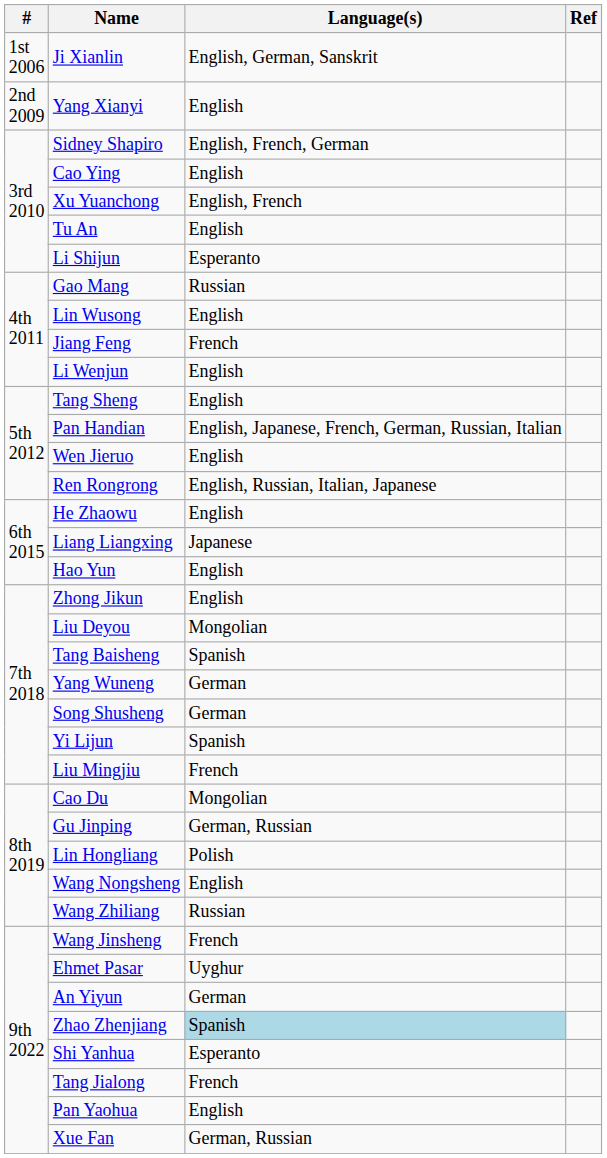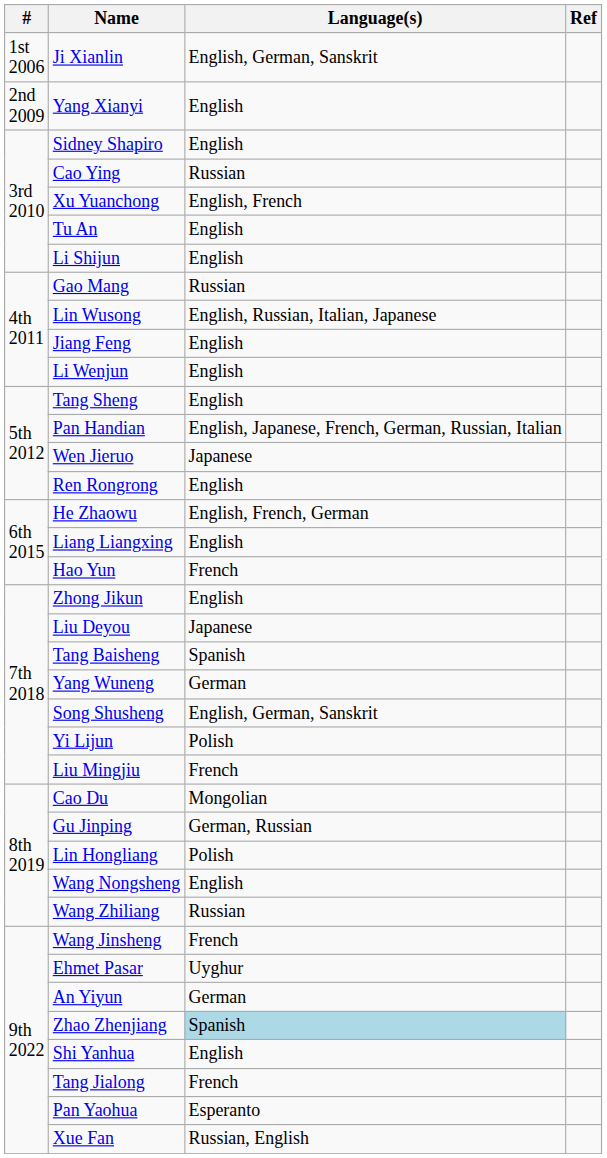(279, 144) English, French, German -> (216, 144) English
(216, 172) English -> (217, 172) Russian
(224, 257) Esperanto -> (216, 257) English
(216, 314) English -> (312, 314) English, Russian, Italian, Japanese
(213, 343) French -> (216, 343) English
(216, 456) English -> (220, 456) Japanese
(312, 485) English, Russian, Italian, Japanese -> (216, 485) English
(216, 513) English -> (279, 513) English, French, German
(220, 542) Japanese -> (216, 542) English
(216, 570) English -> (213, 570) French
(228, 627) Mongolian -> (220, 627) Japanese
(217, 712) German -> (283, 712) English, German, Sanskrit
(217, 741) Spanish -> (211, 741) Polish
(224, 1053) Esperanto -> (216, 1053) English
(216, 1110) English -> (224, 1110) Esperanto
(250, 1138) German, Russian -> (249, 1138) Russian, English
